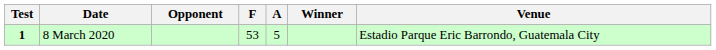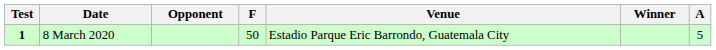columns swapped: (277, 14) <-> (534, 14)
(252, 34) 53 -> (252, 34) 50
